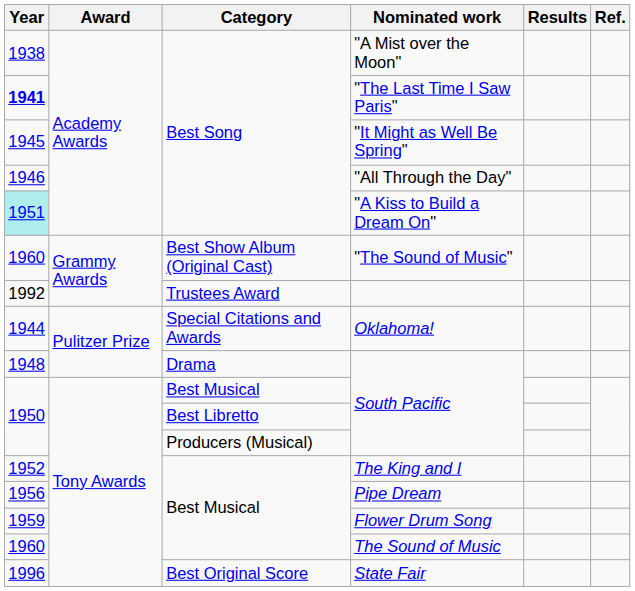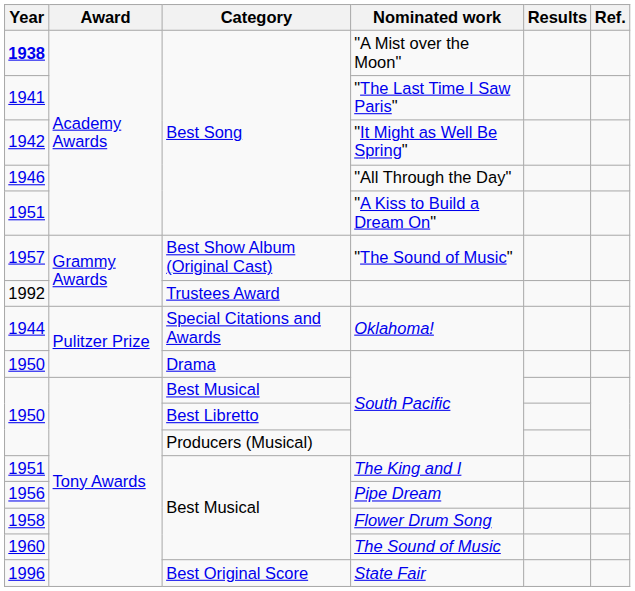(27, 52) normal -> (27, 52) bold
(27, 97) bold -> (27, 97) normal
(27, 142) 1945 -> (27, 142) 1942
(27, 213) paleturquoise background -> (27, 213) no background
(27, 257) 1960 -> (27, 257) 1957
(27, 364) 1948 -> (27, 364) 1950
(27, 468) 1952 -> (27, 468) 1951
(27, 520) 1959 -> (27, 520) 1958
